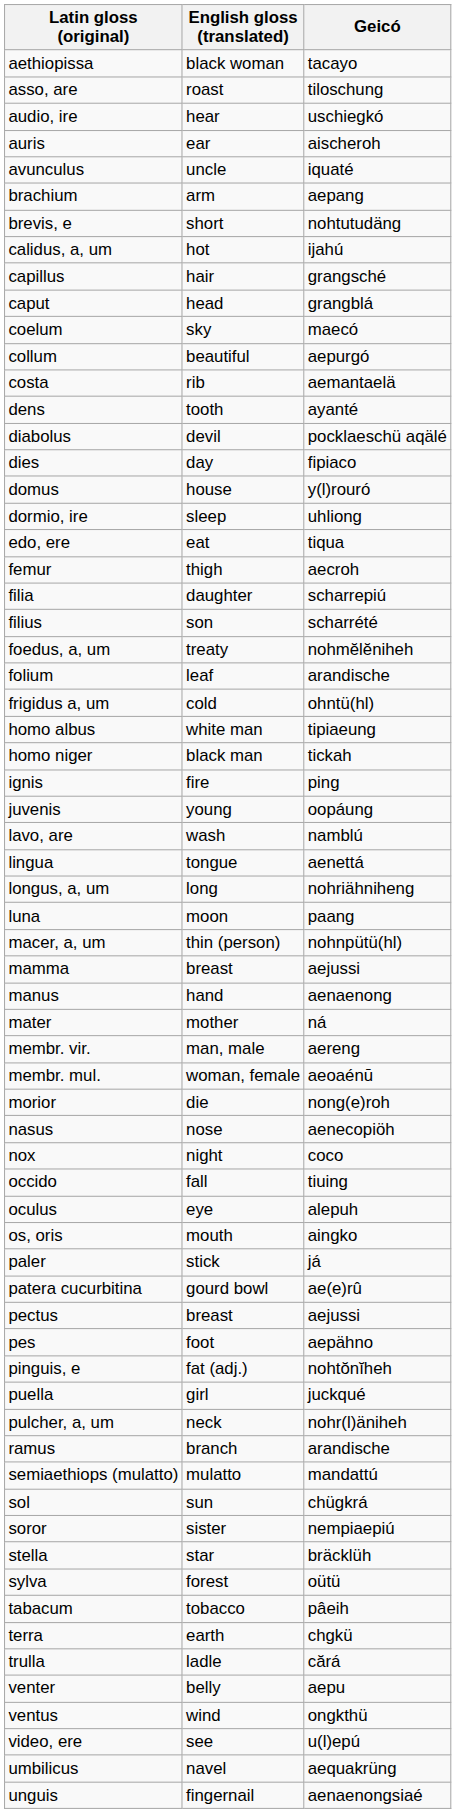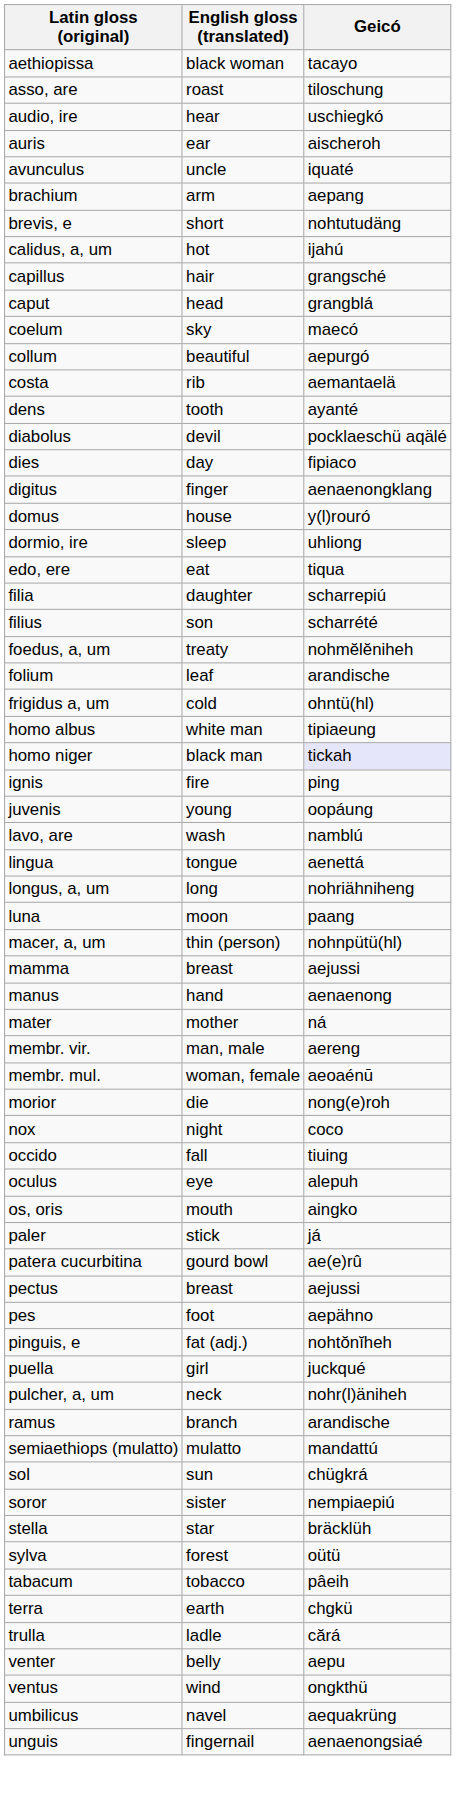+ row: (33, 489)
- row: (30, 569)
(330, 756) no background -> (330, 756) lavender background
- row: (31, 1129)
- row: (45, 1741)
